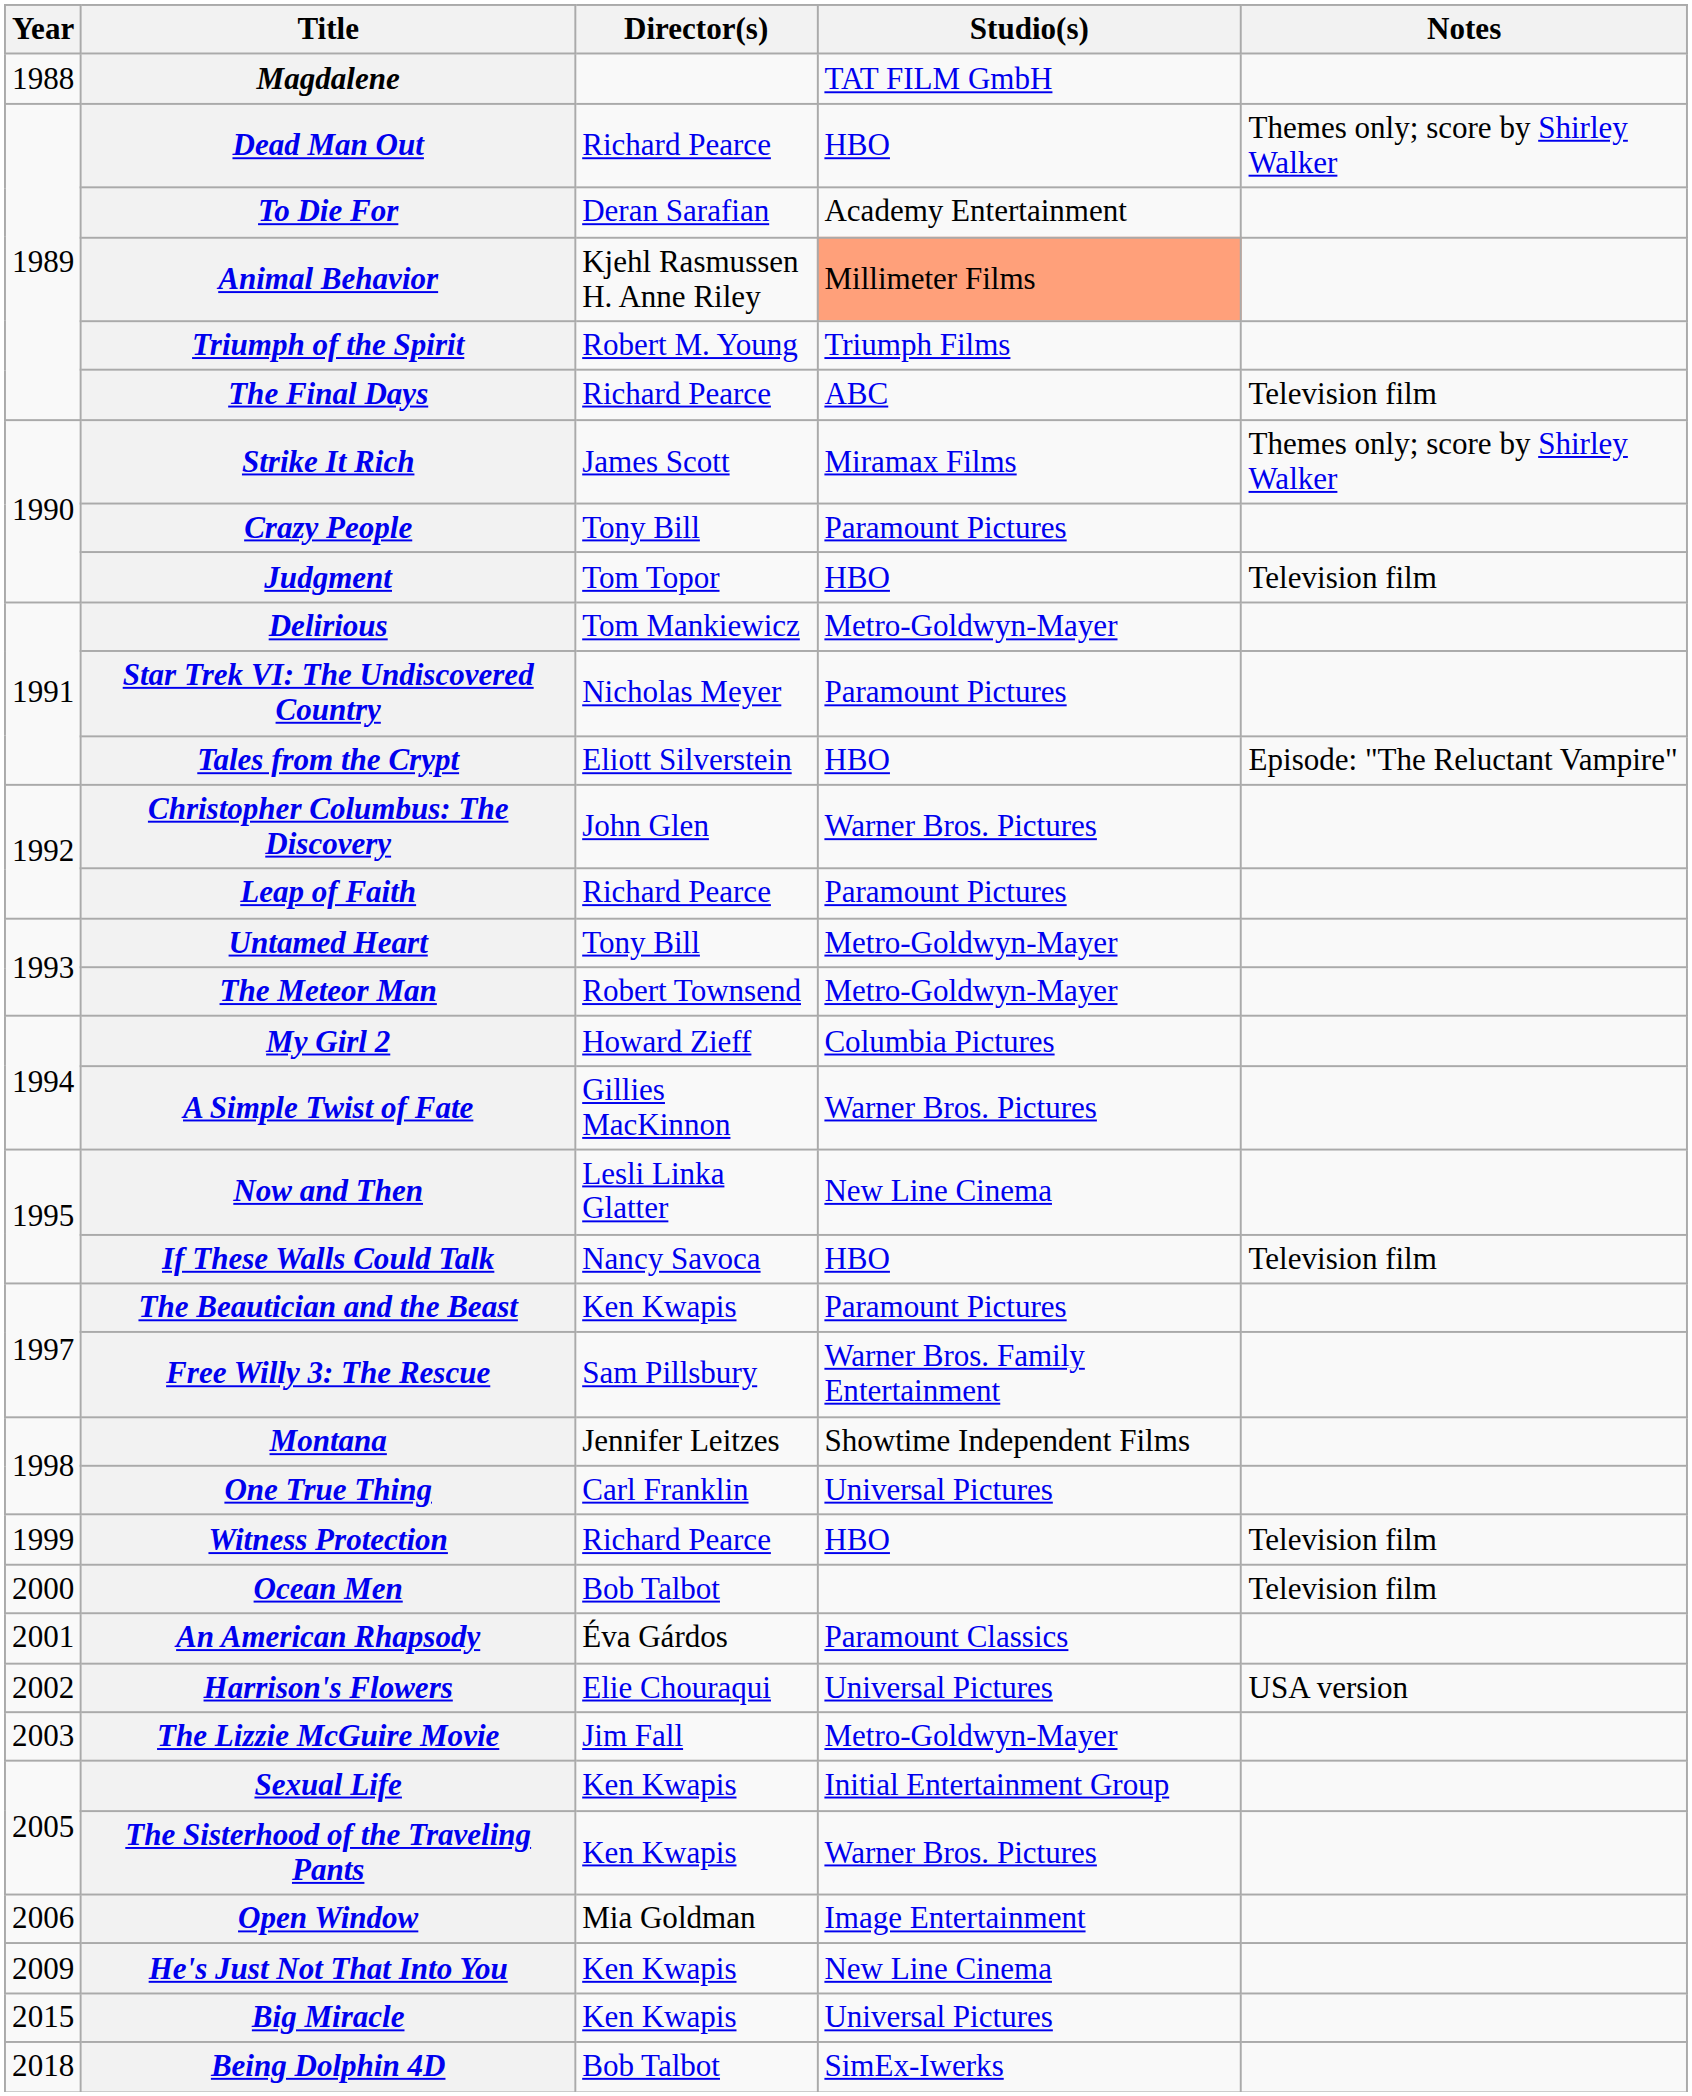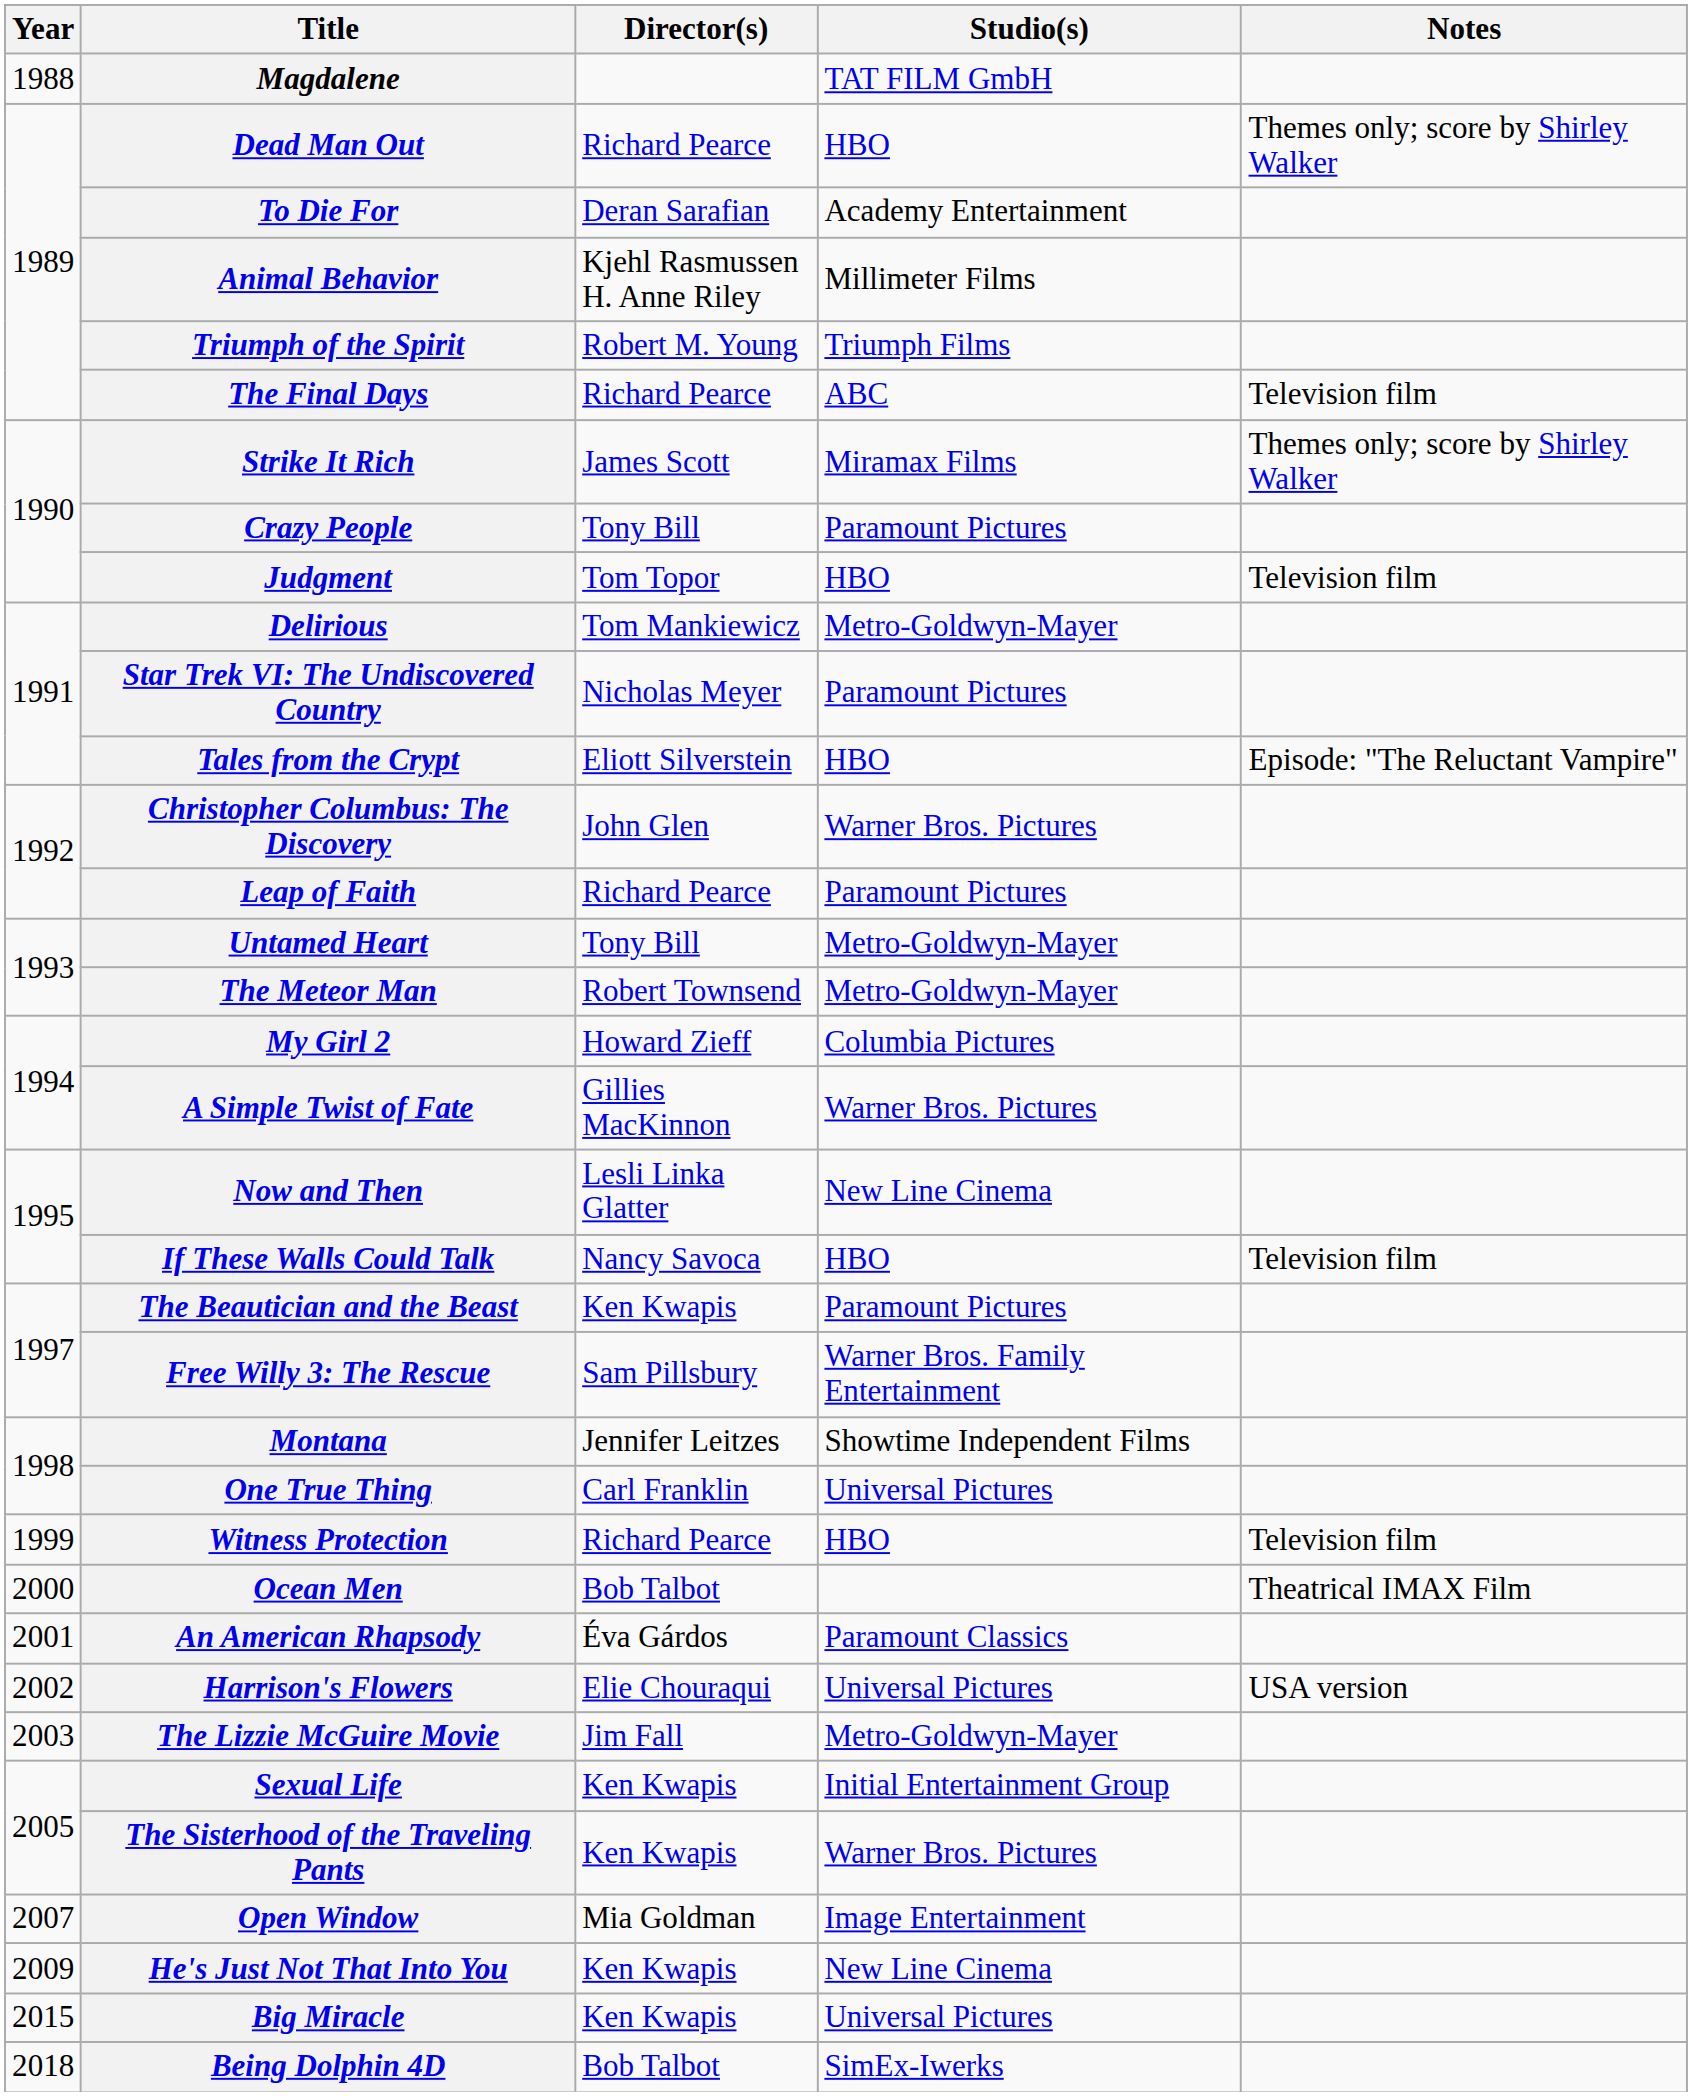(930, 278) lightsalmon background -> (930, 278) no background
(1343, 1588) Television film -> (1390, 1588) Theatrical IMAX Film
(43, 1918) 2006 -> (43, 1918) 2007
